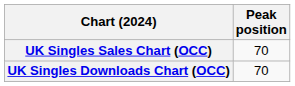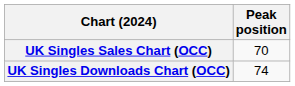(261, 71) 70 -> (261, 71) 74
